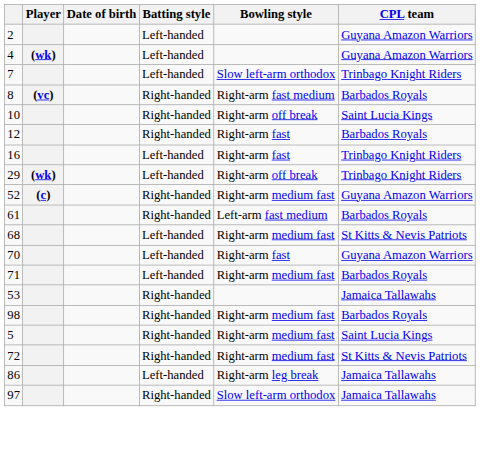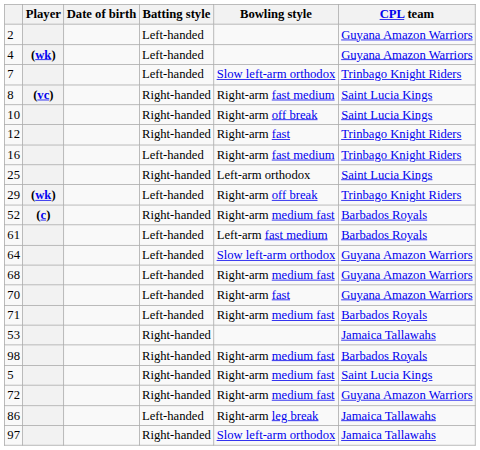(384, 94) Barbados Royals -> (387, 94) Saint Lucia Kings
(384, 134) Barbados Royals -> (401, 134) Trinbago Knight Riders
(253, 154) Right-arm fast -> (276, 154) Right-arm fast medium
+ row: (14, 174)
(407, 194) Guyana Amazon Warriors -> (384, 214) Barbados Royals
(176, 214) Right-handed -> (173, 235) Left-handed
+ row: (14, 255)
(404, 235) St Kitts & Nevis Patriots -> (407, 275) Guyana Amazon Warriors
(404, 355) St Kitts & Nevis Patriots -> (407, 395) Guyana Amazon Warriors
